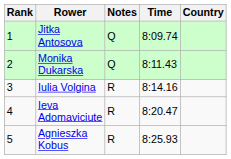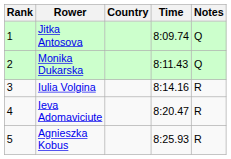columns swapped: (203, 13) <-> (122, 13)
